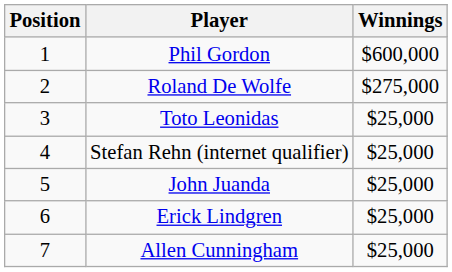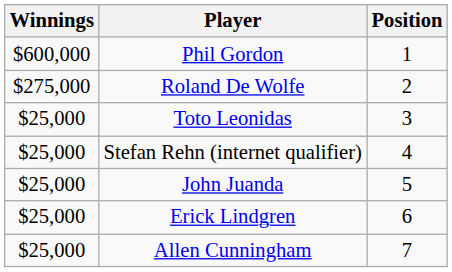columns swapped: (45, 20) <-> (400, 20)
